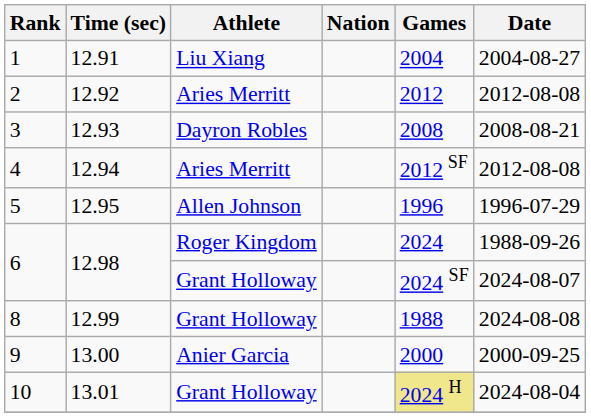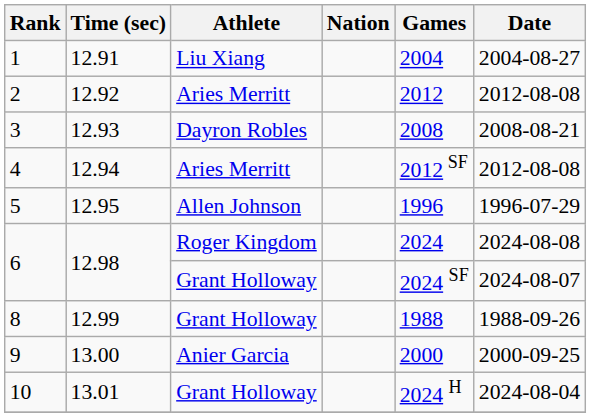(529, 242) 1988-09-26 -> (529, 242) 2024-08-08
(529, 318) 2024-08-08 -> (529, 318) 1988-09-26
(431, 391) khaki background -> (431, 391) no background
